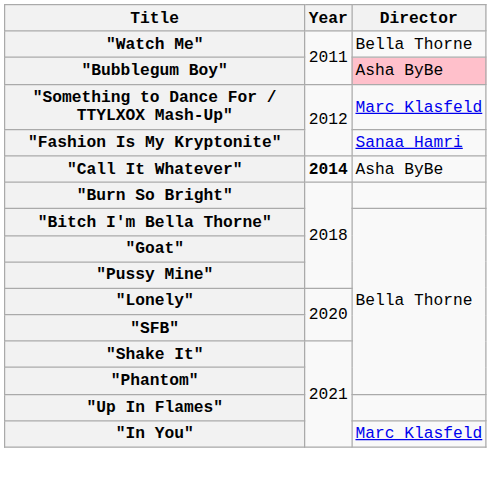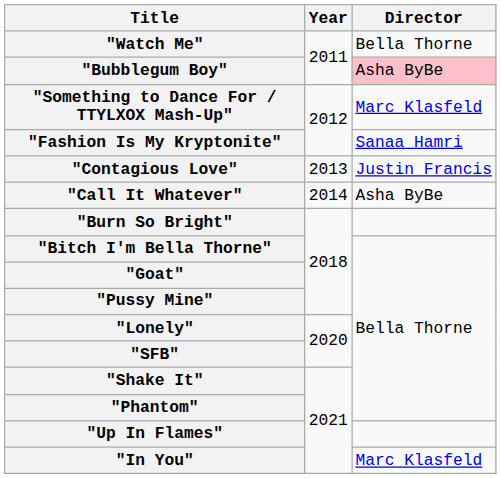+ row: (155, 169)
(328, 169) bold -> (328, 196) normal
